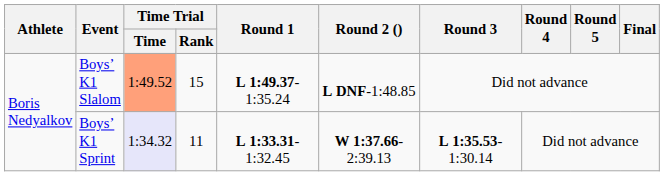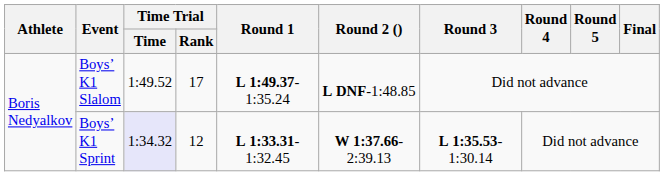(150, 82) lightsalmon background -> (150, 82) no background
(196, 82) 15 -> (196, 82) 17
(196, 141) 11 -> (196, 141) 12
